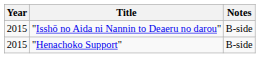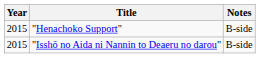rows swapped: (77, 45) <-> (126, 28)
